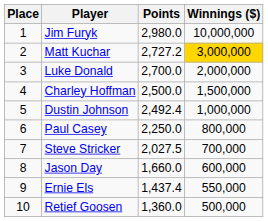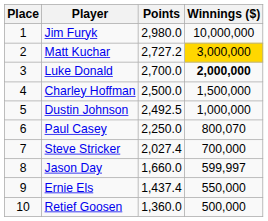(224, 71) normal -> (224, 71) bold
(161, 110) 2,492.4 -> (161, 110) 2,492.5
(224, 129) 800,000 -> (224, 129) 800,070
(161, 149) 2,027.5 -> (161, 149) 2,027.4
(224, 168) 600,000 -> (224, 168) 599,997
